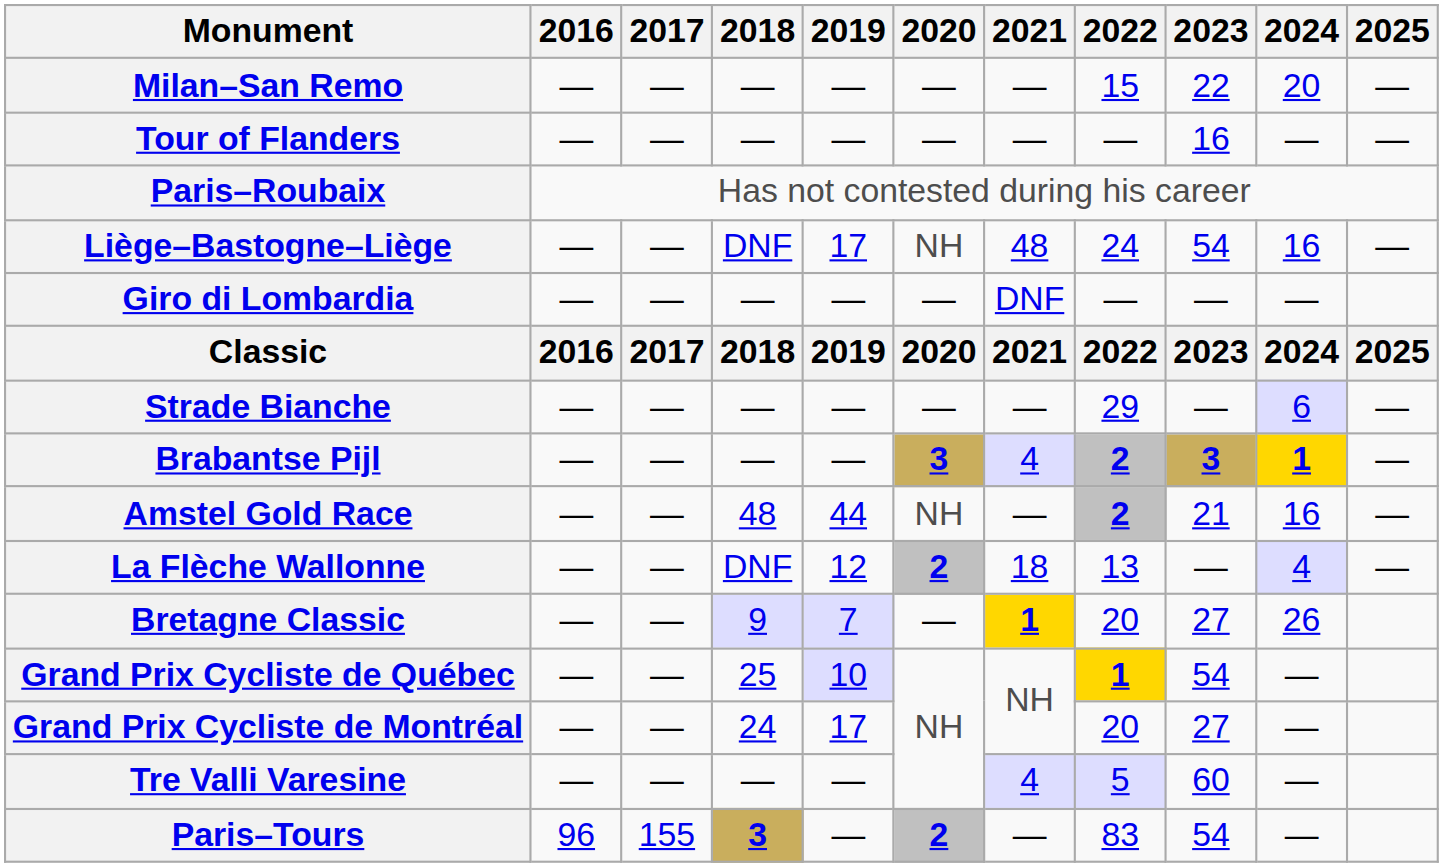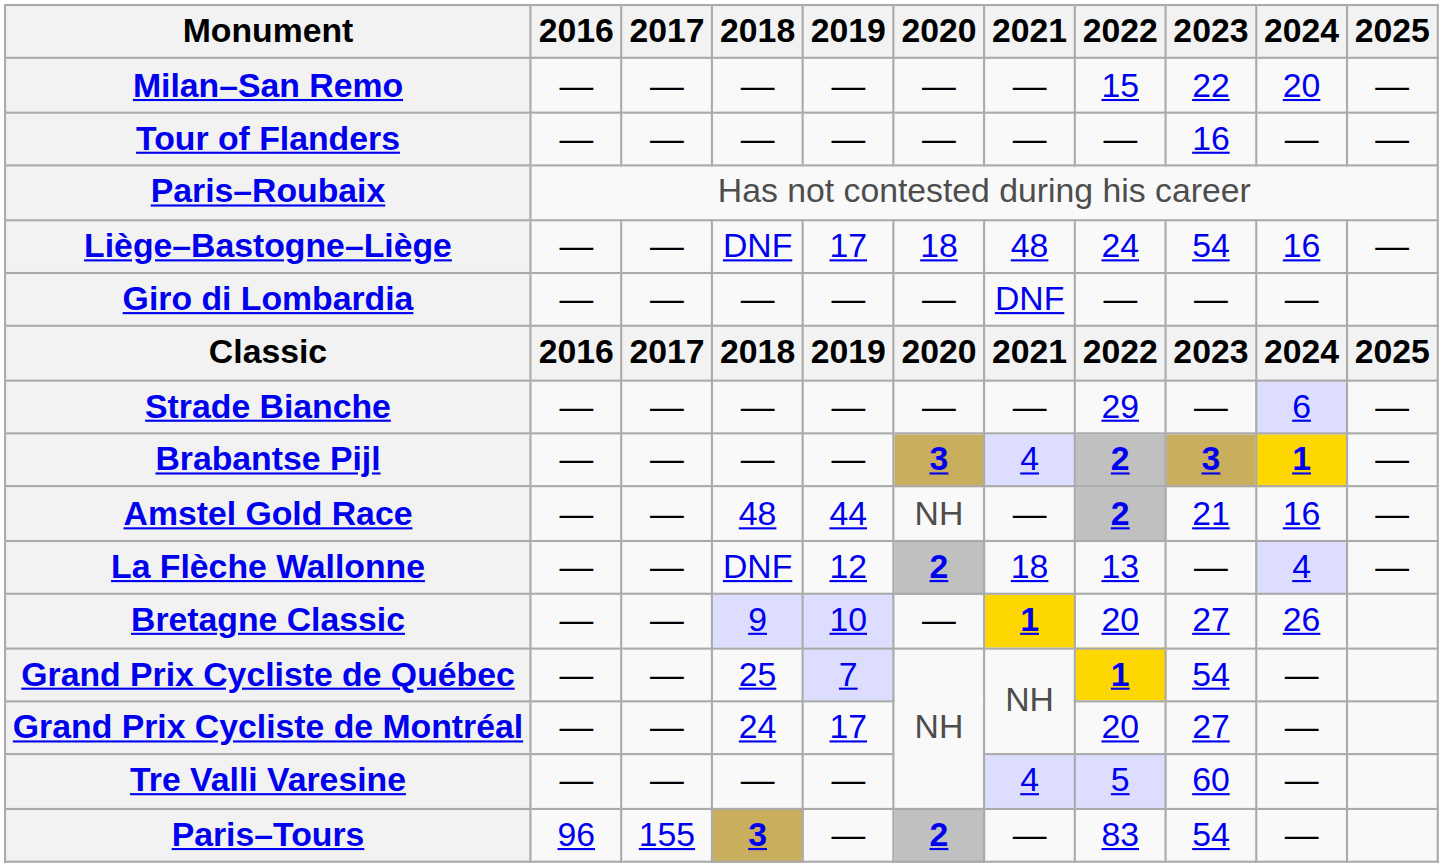(939, 245) NH -> (939, 245) 18
(848, 620) 7 -> (848, 620) 10
(848, 673) 10 -> (848, 673) 7
